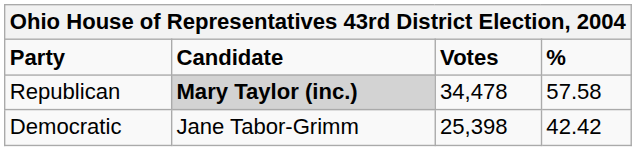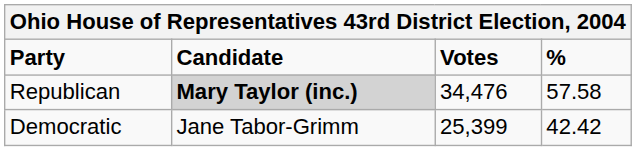(474, 92) 34,478 -> (474, 92) 34,476
(474, 127) 25,398 -> (474, 127) 25,399
